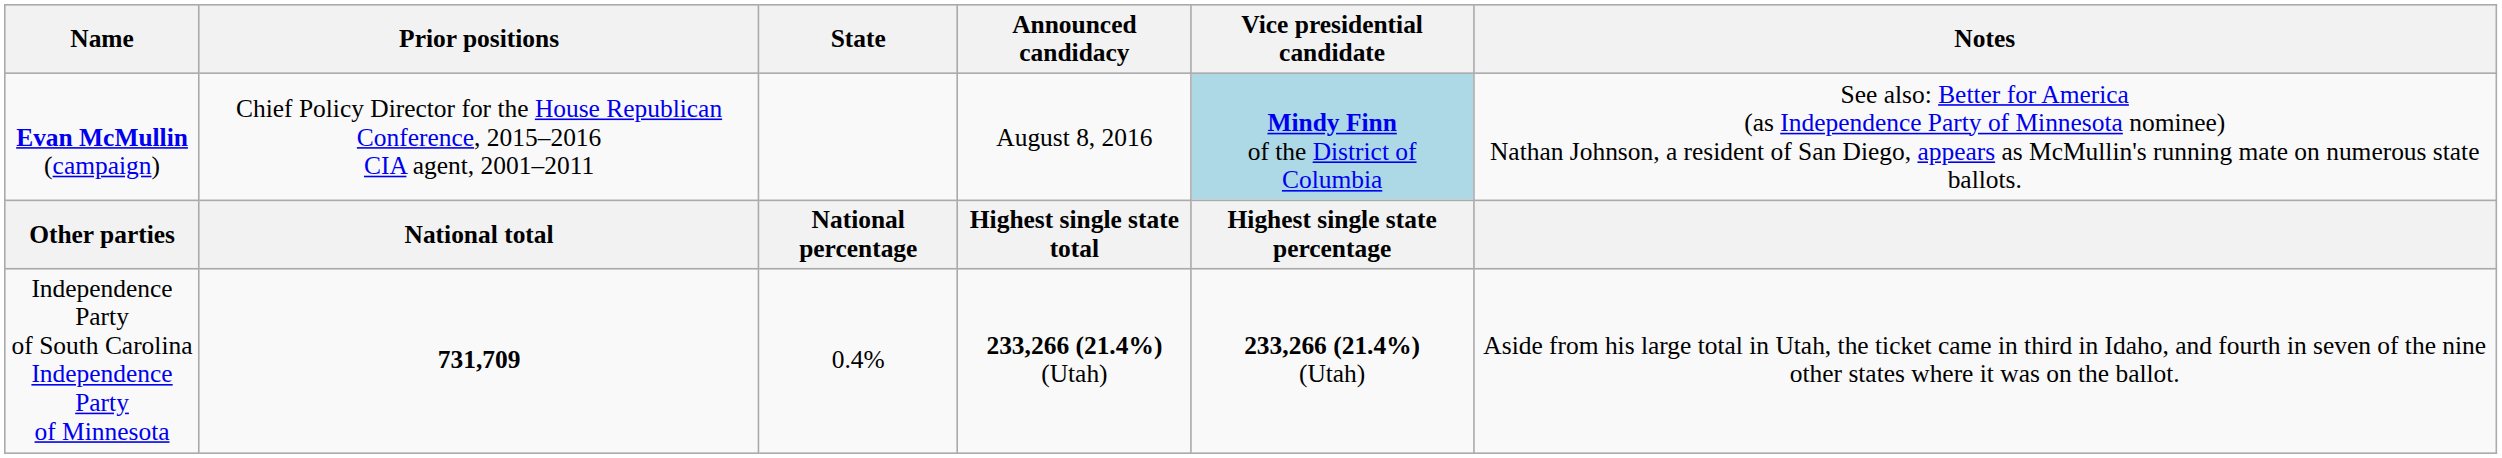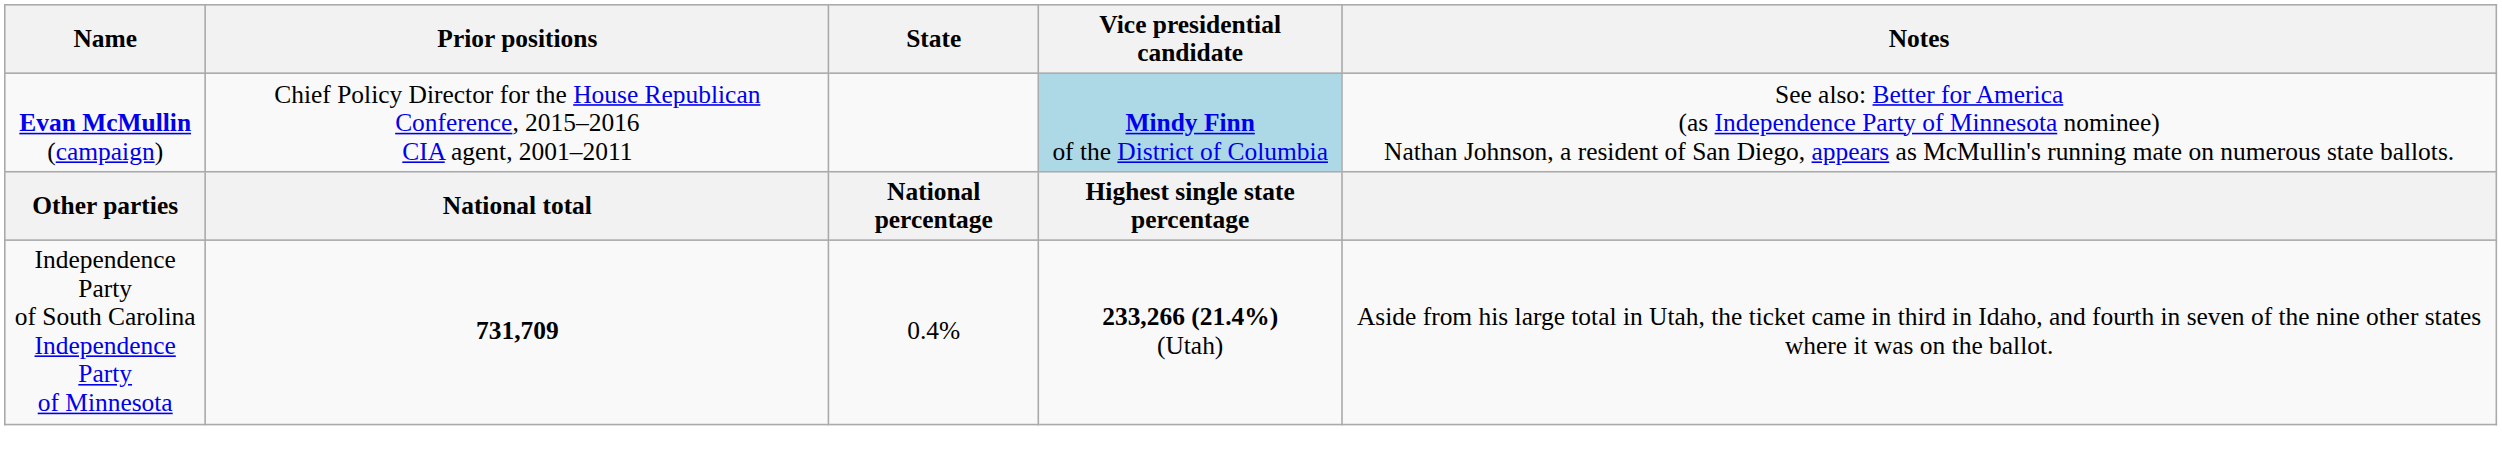- column: (1074, 38)
